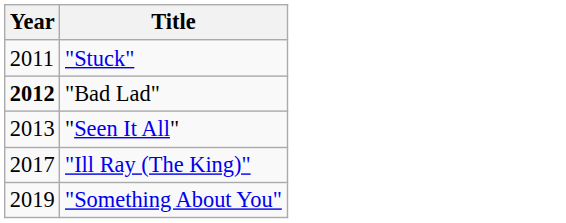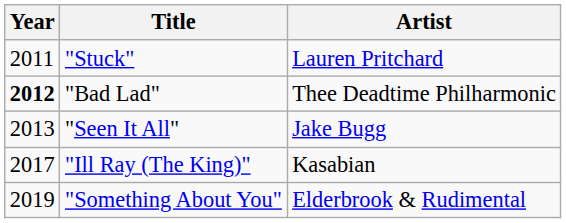+ column: (424, 22)
